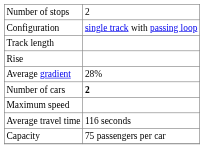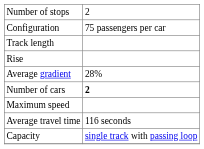(141, 27) single track with passing loop -> (125, 27) 75 passengers per car
(125, 136) 75 passengers per car -> (141, 136) single track with passing loop
